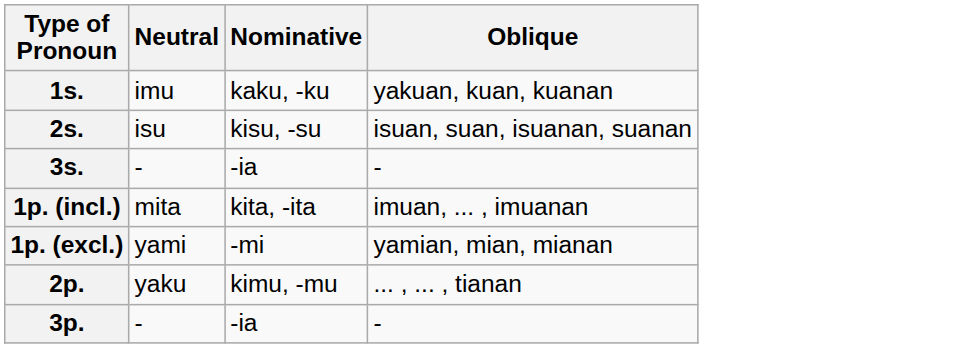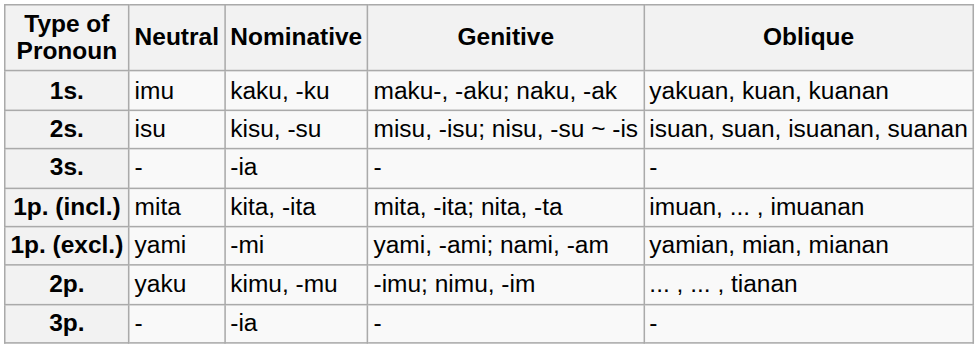+ column: (506, 37)
